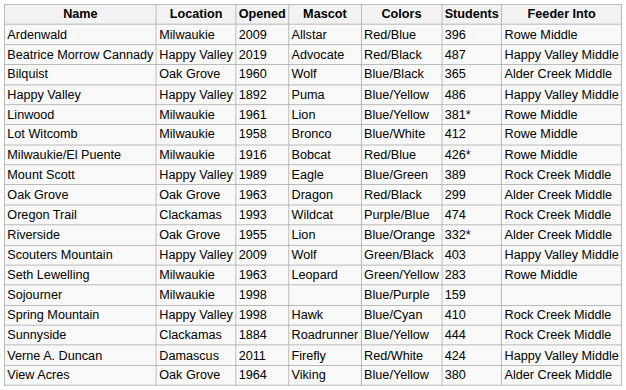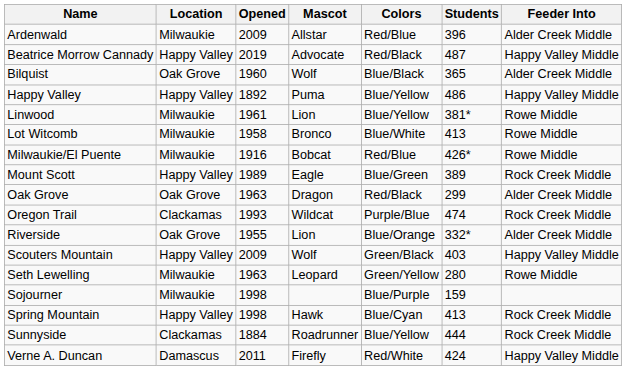(541, 34) Rowe Middle -> (558, 34) Alder Creek Middle
(455, 134) 412 -> (455, 134) 413
(455, 275) 283 -> (455, 275) 280
(455, 315) 410 -> (455, 315) 413
- row: (38, 375)
